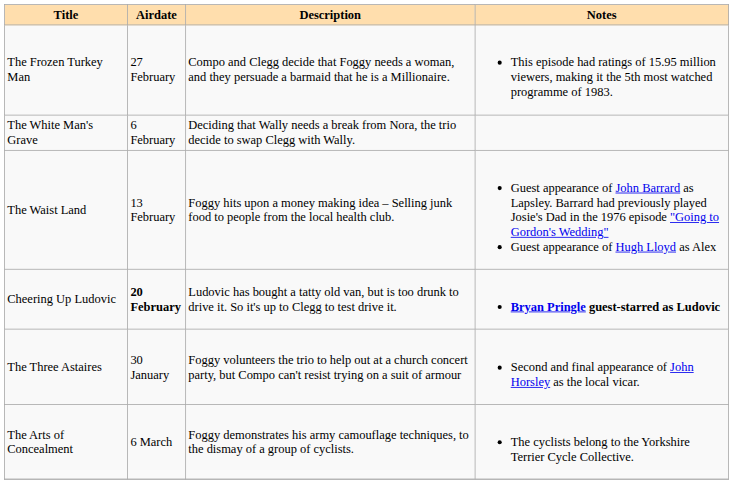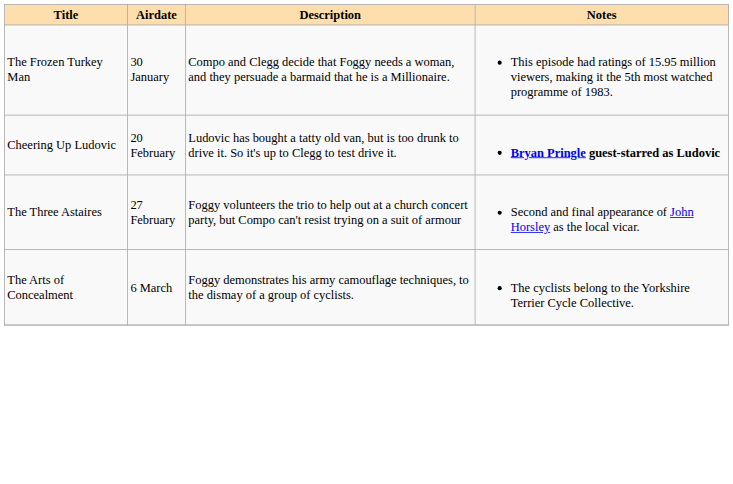(153, 70) 27 February -> (150, 70) 30 January
- row: (50, 132)
- row: (47, 209)
(156, 299) bold -> (153, 145) normal
(150, 367) 30 January -> (153, 212) 27 February
